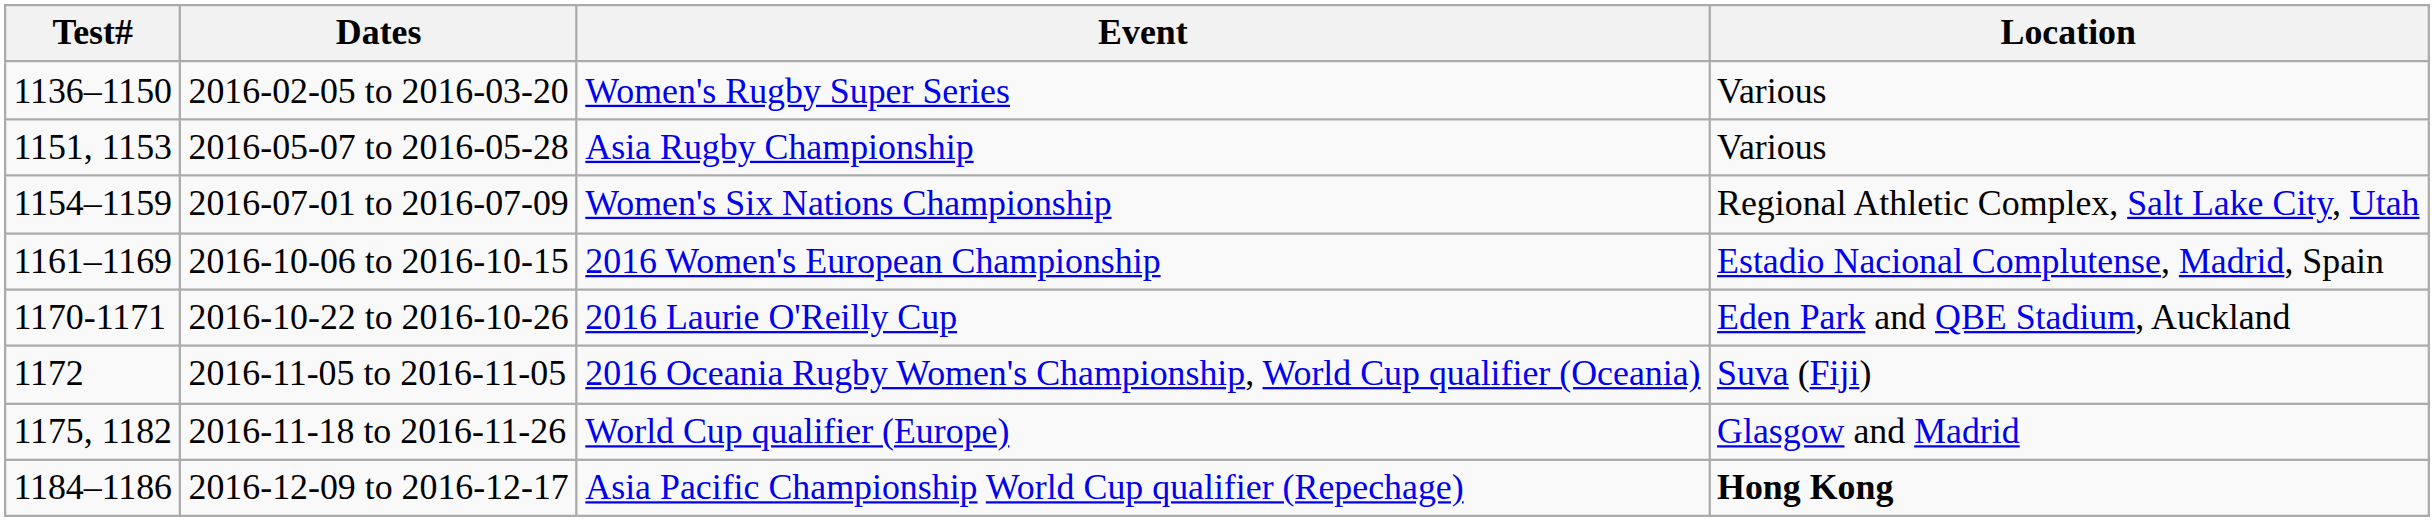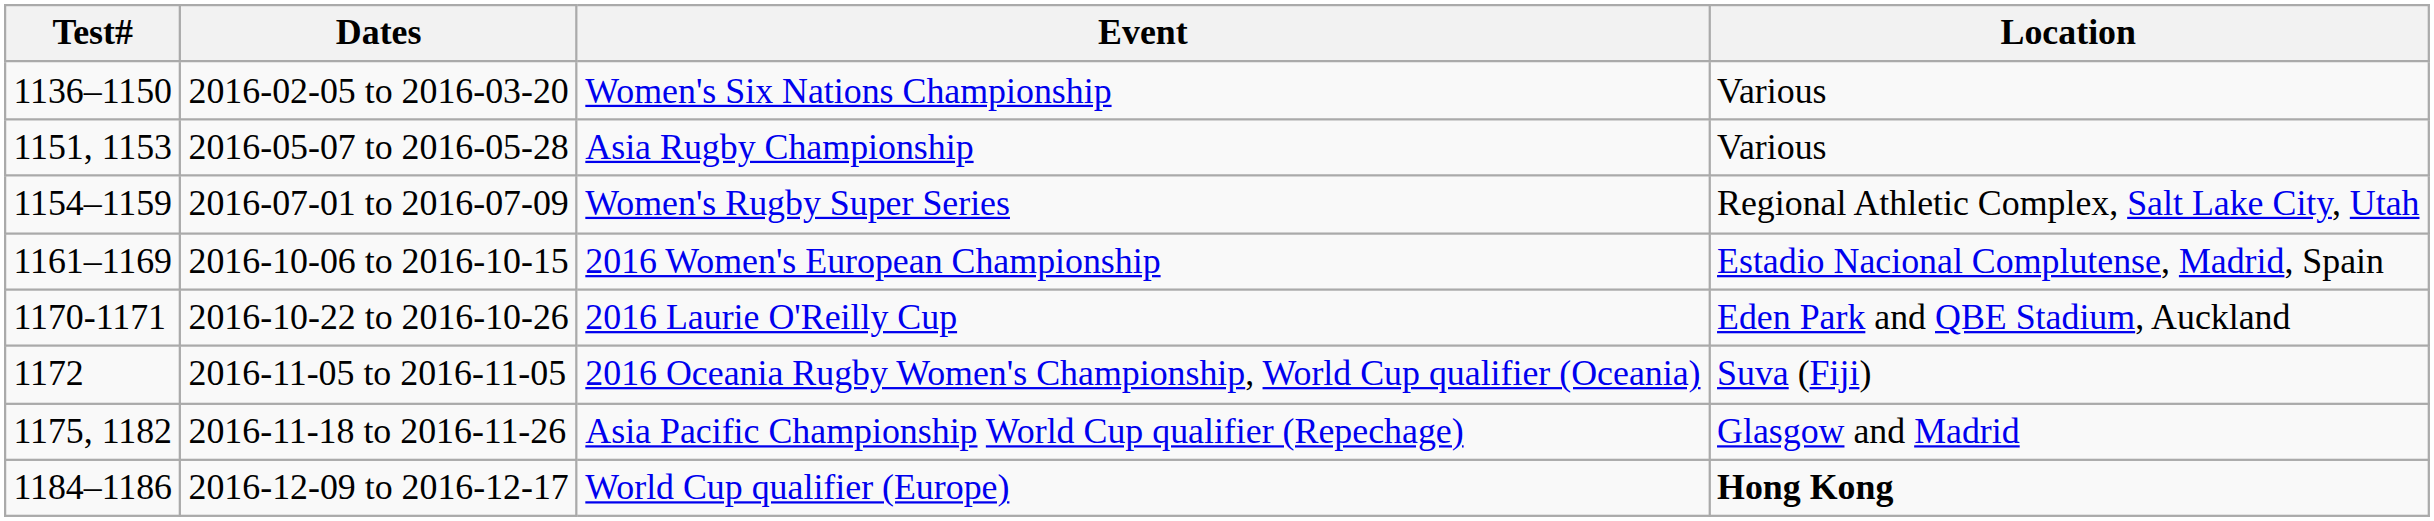(798, 89) Women's Rugby Super Series -> (848, 89) Women's Six Nations Championship
(848, 203) Women's Six Nations Championship -> (798, 203) Women's Rugby Super Series
(797, 430) World Cup qualifier (Europe) -> (1024, 430) Asia Pacific Championship World Cup qualifier (Repechage)
(1024, 487) Asia Pacific Championship World Cup qualifier (Repechage) -> (797, 487) World Cup qualifier (Europe)
